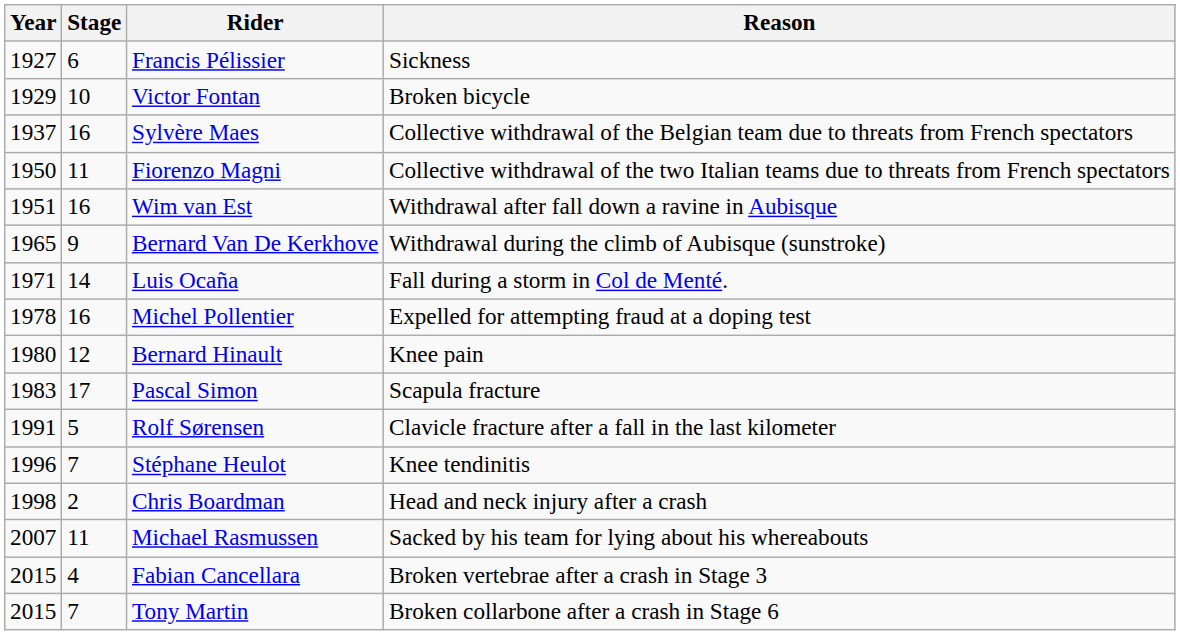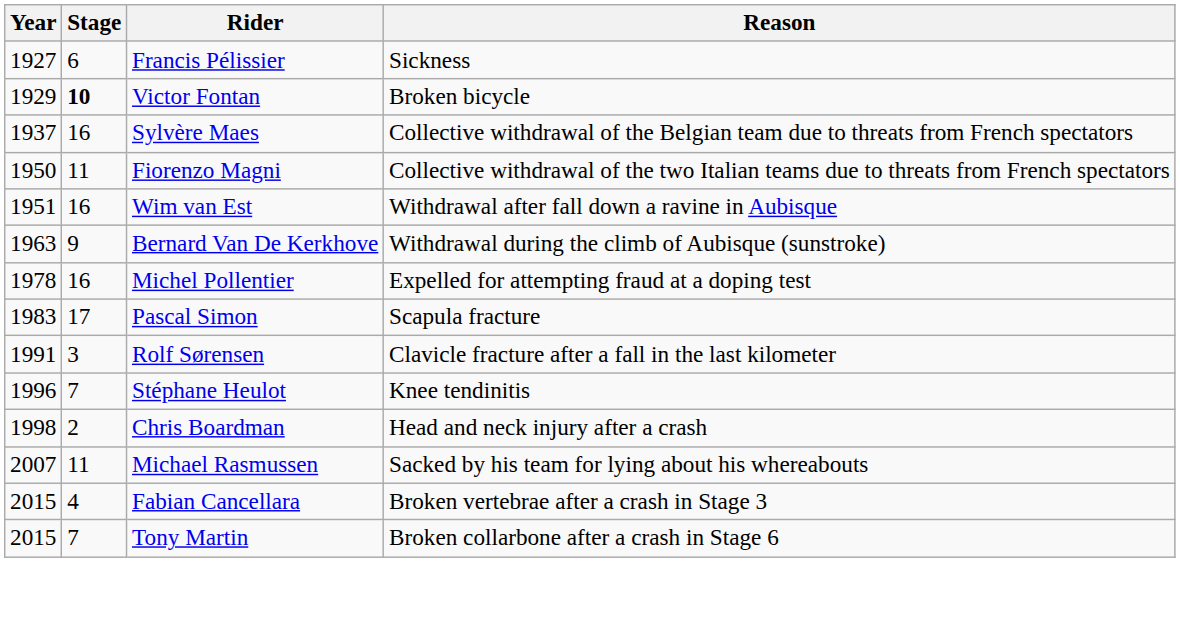(79, 96) normal -> (79, 96) bold
(33, 243) 1965 -> (33, 243) 1963
- row: (185, 280)
- row: (207, 354)
(73, 427) 5 -> (73, 354) 3
